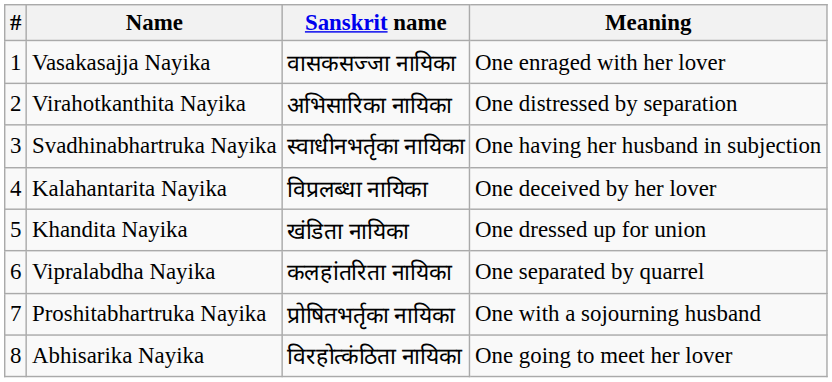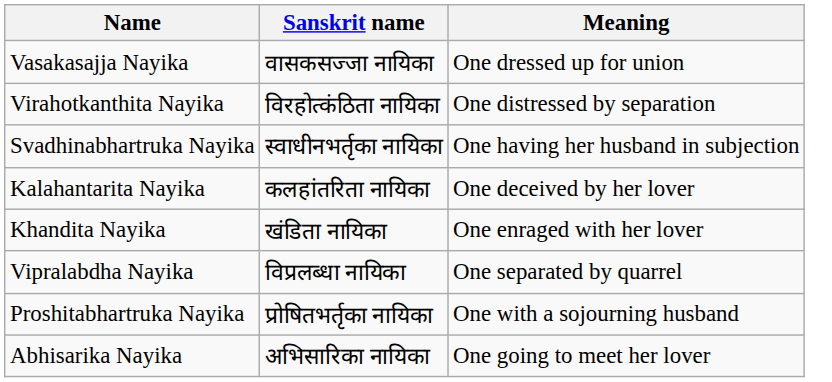- column: (16, 22)
(600, 61) One enraged with her lover -> (569, 61) One dressed up for union
(369, 105) अभिसारिका नायिका -> (352, 105) विरहोत्कंठिता नायिका
(357, 189) विप्रलब्धा नायिका -> (347, 189) कलहांतरिता नायिका
(591, 229) One dressed up for union -> (578, 229) One enraged with her lover
(369, 273) कलहांतरिता नायिका -> (335, 273) विप्रलब्धा नायिका
(374, 357) विरहोत्कंठिता नायिका -> (347, 357) अभिसारिका नायिका
